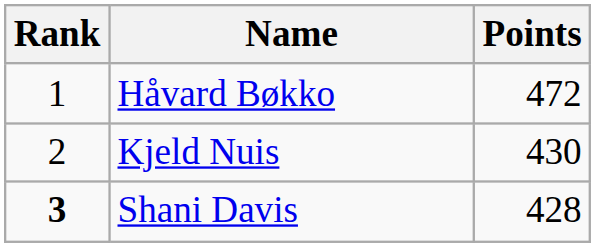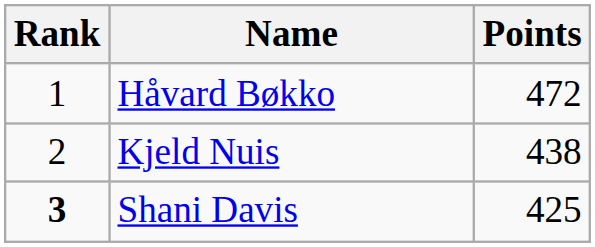(554, 151) 430 -> (554, 151) 438
(554, 210) 428 -> (554, 210) 425
